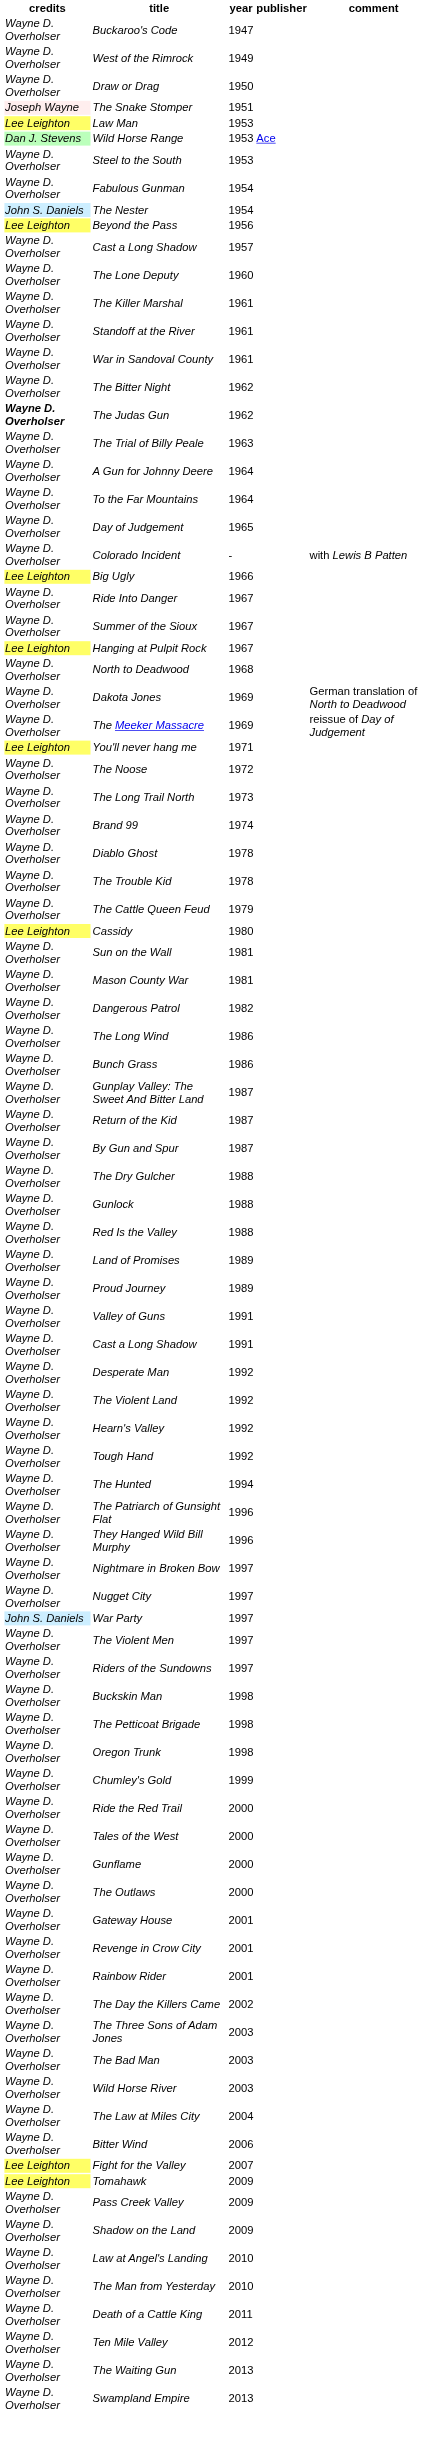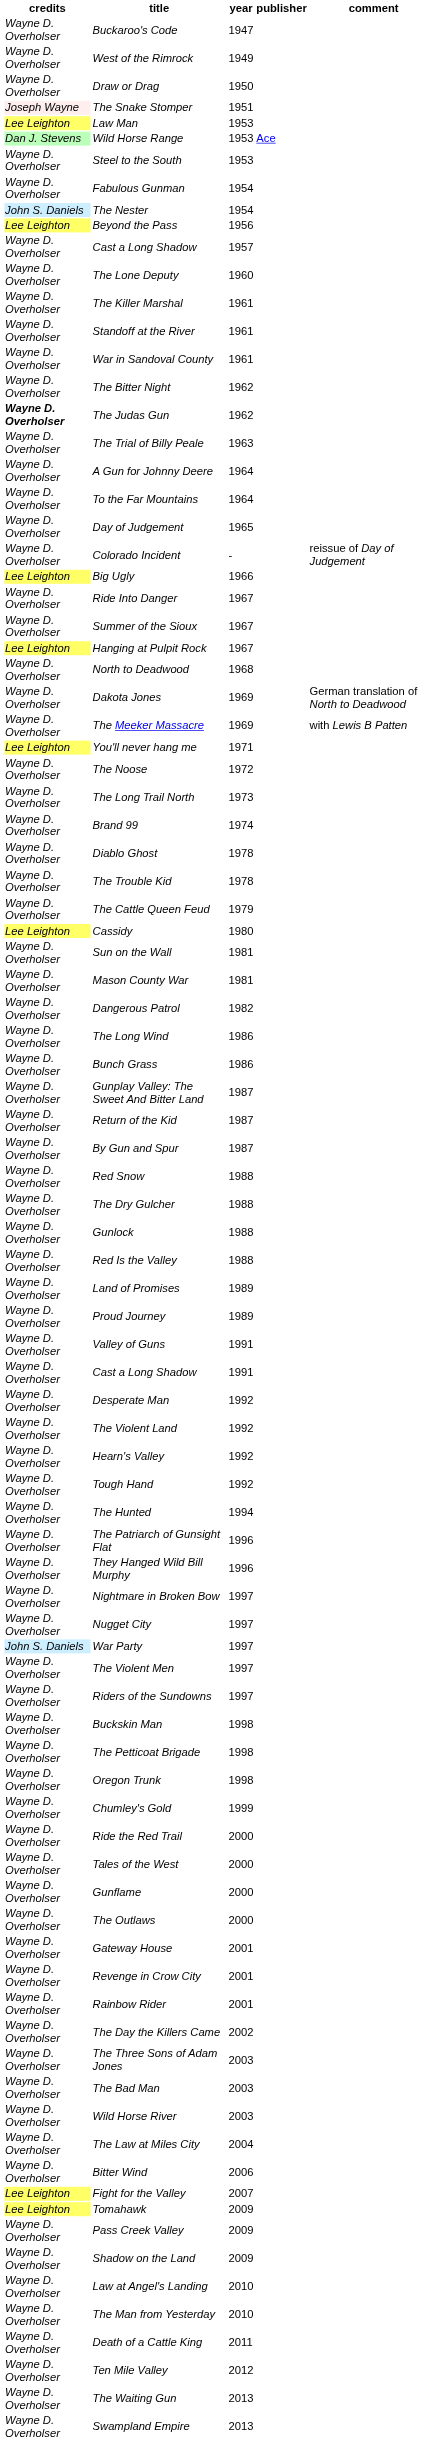(358, 555) with Lewis B Patten -> (352, 555) reissue of Day of Judgement
(352, 726) reissue of Day of Judgement -> (358, 726) with Lewis B Patten
+ row: (118, 1176)
